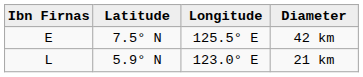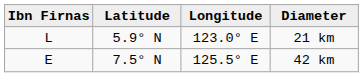rows swapped: (314, 38) <-> (314, 60)
